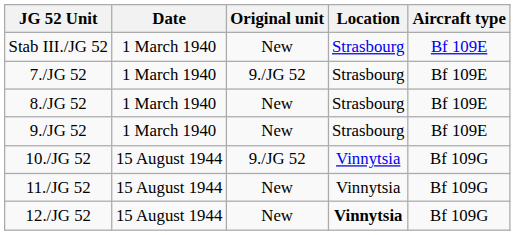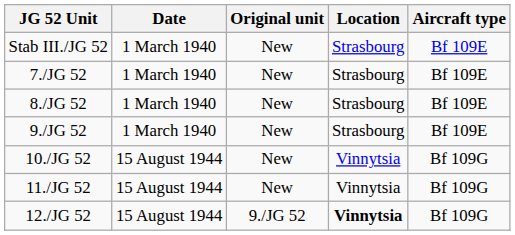(277, 75) 9./JG 52 -> (277, 75) New
(277, 159) 9./JG 52 -> (277, 159) New
(277, 215) New -> (277, 215) 9./JG 52
